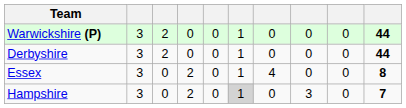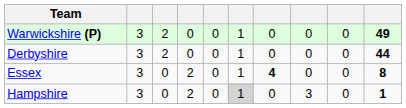(383, 34) 44 -> (383, 34) 49
(272, 73) normal -> (272, 73) bold
(383, 93) 7 -> (383, 93) 1
